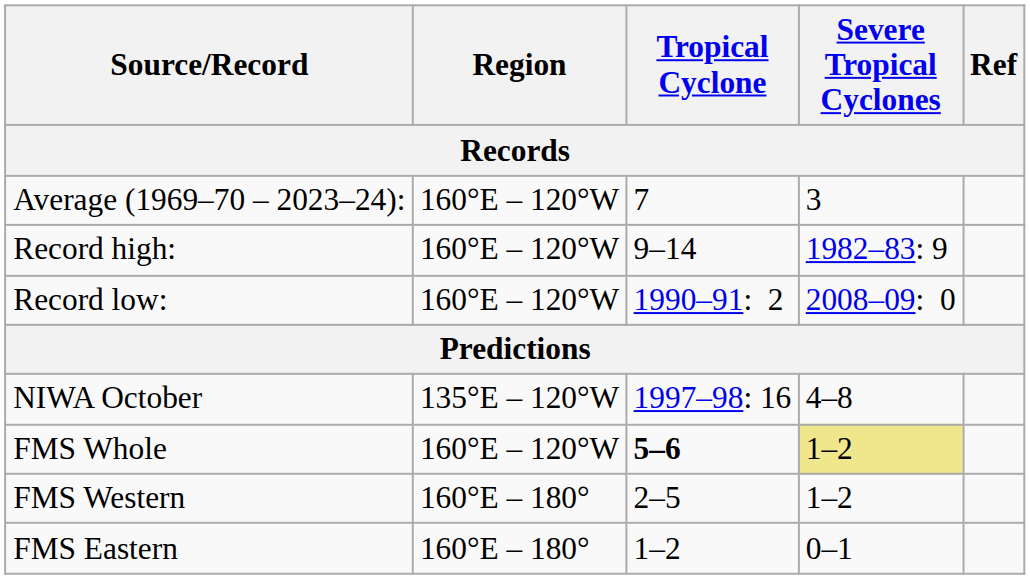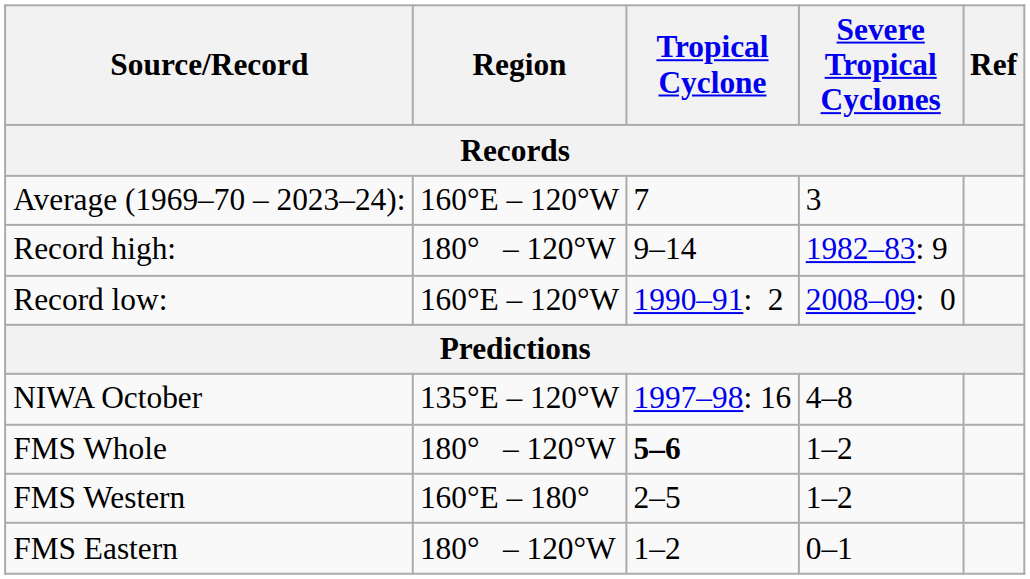(520, 249) 160°E – 120°W -> (518, 249) 180° – 120°W
(520, 448) 160°E – 120°W -> (518, 448) 180° – 120°W
(829, 448) khaki background -> (829, 448) no background
(505, 547) 160°E – 180° -> (518, 547) 180° – 120°W
